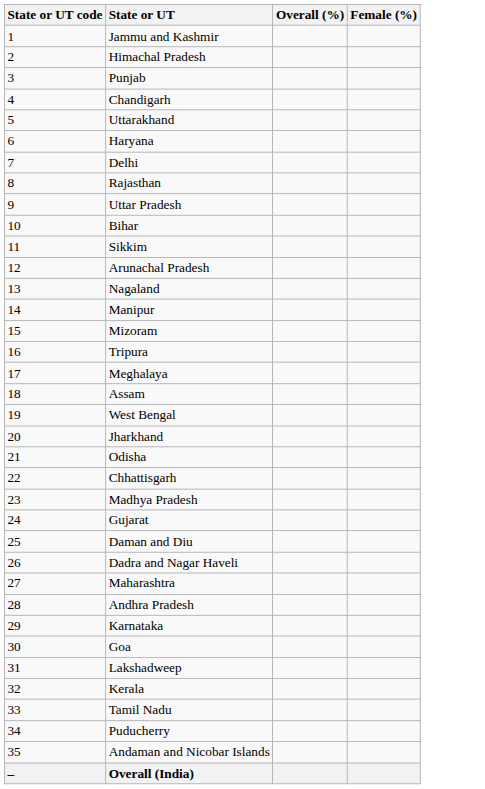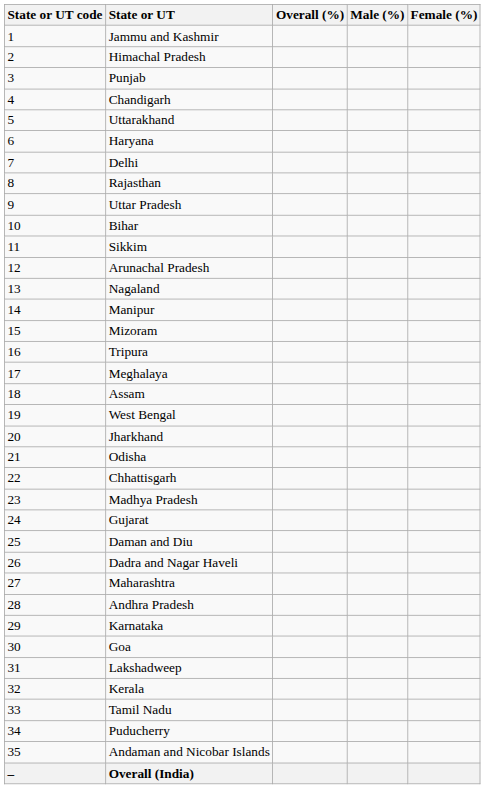+ column: (377, 15)
